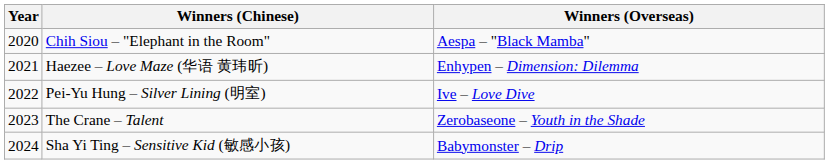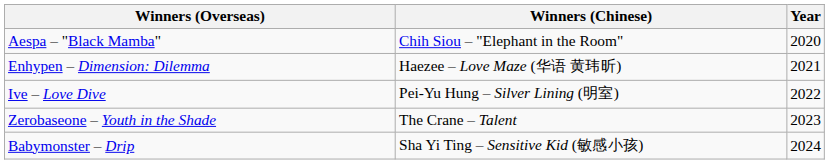columns swapped: (23, 16) <-> (629, 16)
